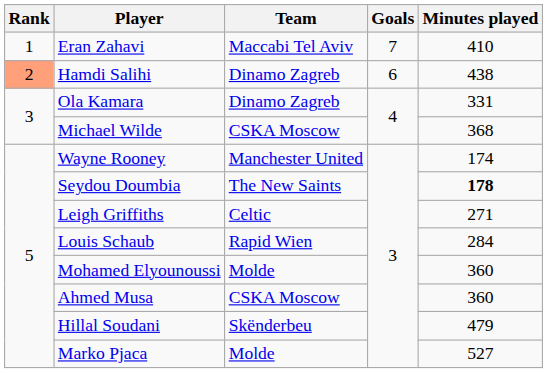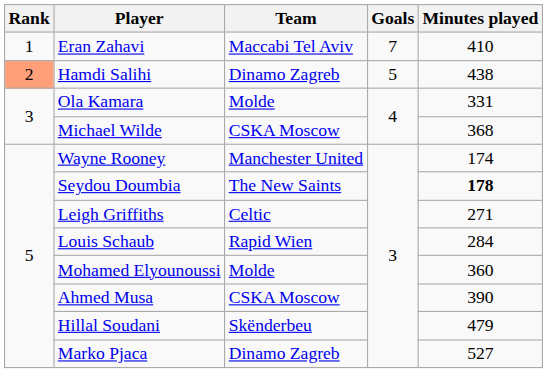(393, 74) 6 -> (393, 74) 5
(284, 102) Dinamo Zagreb -> (252, 102) Molde
(480, 297) 360 -> (480, 297) 390
(252, 353) Molde -> (284, 353) Dinamo Zagreb
